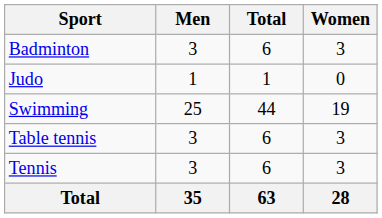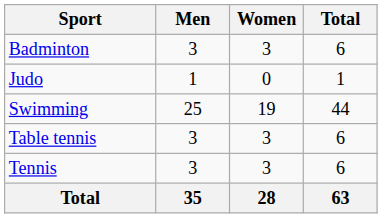columns swapped: (340, 19) <-> (267, 19)
